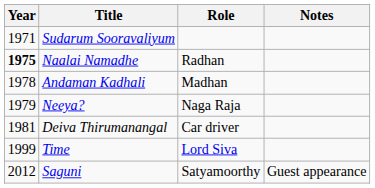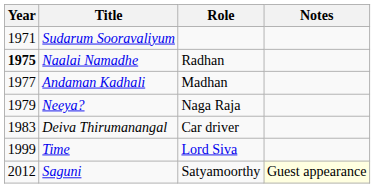(22, 82) 1978 -> (22, 82) 1977
(22, 127) 1981 -> (22, 127) 1983
(317, 171) no background -> (317, 171) lightyellow background
